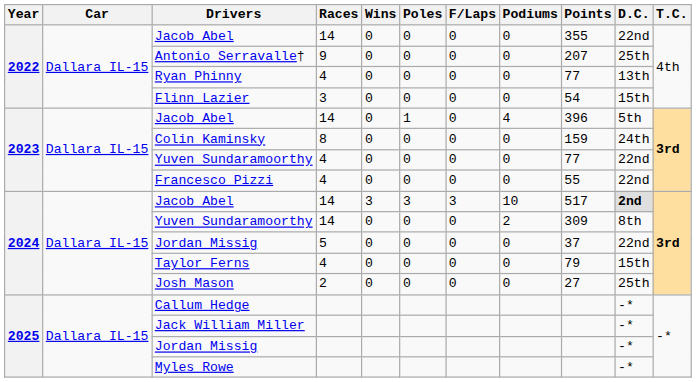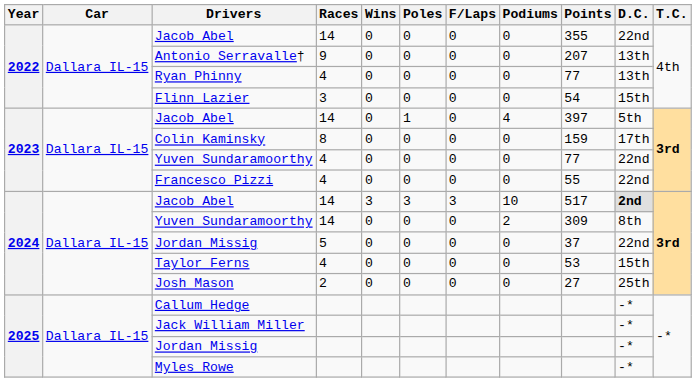(634, 56) 25th -> (634, 56) 13th
(576, 119) 396 -> (576, 119) 397
(634, 139) 24th -> (634, 139) 17th
(572, 264) 79 -> (572, 264) 53
